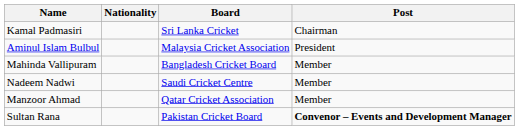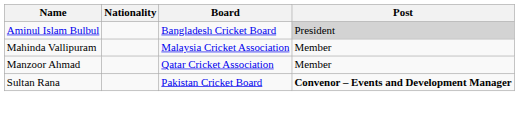- row: (44, 30)
(225, 47) Malaysia Cricket Association -> (219, 30) Bangladesh Cricket Board
(315, 47) no background -> (315, 30) lightgrey background
(219, 64) Bangladesh Cricket Board -> (225, 47) Malaysia Cricket Association
- row: (41, 82)
